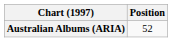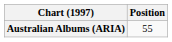(147, 28) 52 -> (147, 28) 55
